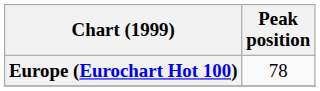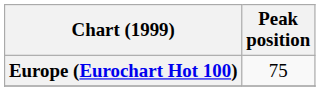(278, 70) 78 -> (278, 70) 75
